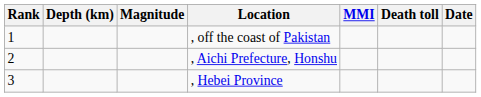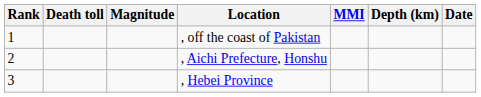columns swapped: (410, 15) <-> (80, 15)
